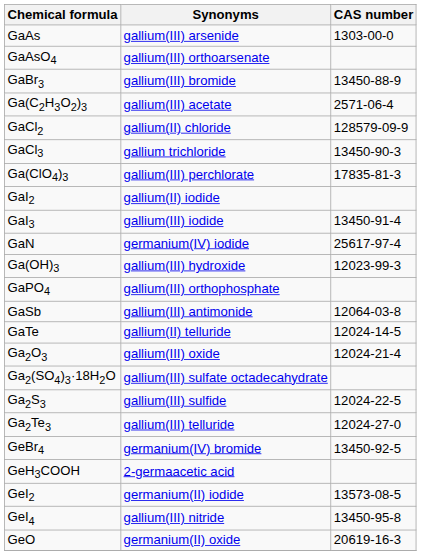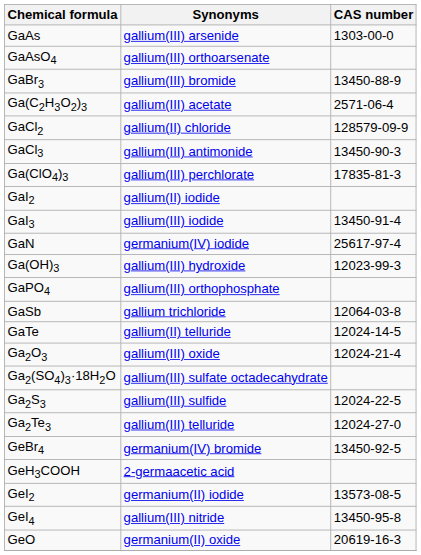(175, 151) gallium trichloride -> (188, 151) gallium(III) antimonide
(188, 311) gallium(III) antimonide -> (175, 311) gallium trichloride
